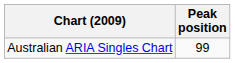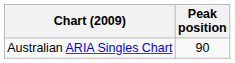(202, 48) 99 -> (202, 48) 90
